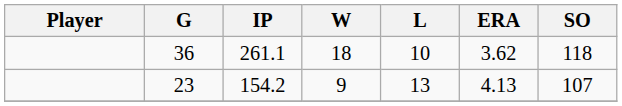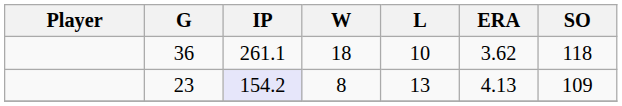(263, 85) no background -> (263, 85) lavender background
(341, 85) 9 -> (341, 85) 8
(577, 85) 107 -> (577, 85) 109
